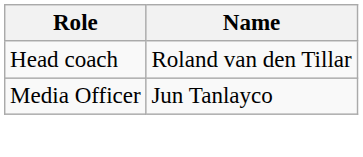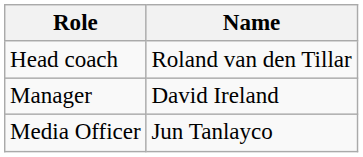+ row: (51, 95)
